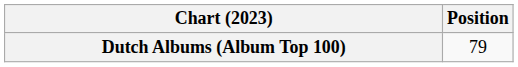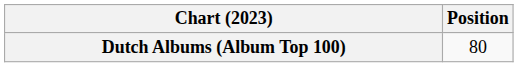(478, 47) 79 -> (478, 47) 80
